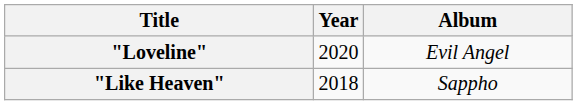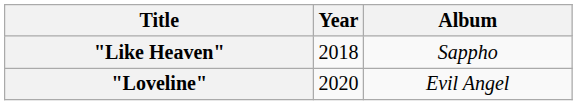rows swapped: (159, 83) <-> (159, 52)
